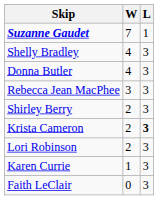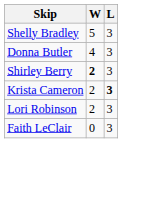- row: (48, 33)
(128, 52) 4 -> (92, 33) 5
- row: (63, 90)
(128, 109) normal -> (92, 71) bold
- row: (39, 166)
